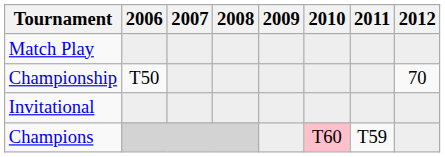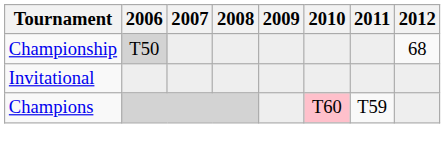- row: (51, 48)
(144, 78) no background -> (144, 48) lightgrey background
(417, 78) 70 -> (417, 48) 68
